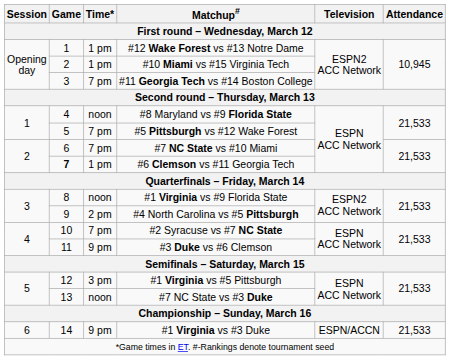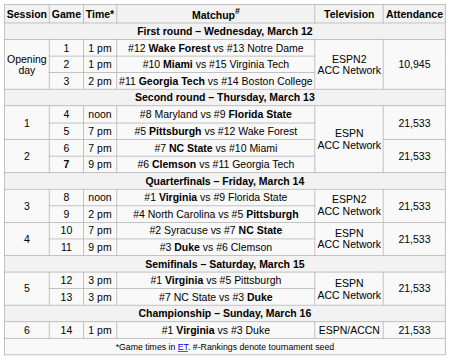(100, 81) 7 pm -> (100, 81) 2 pm
(100, 164) 1 pm -> (100, 164) 9 pm
(100, 297) noon -> (100, 297) 3 pm
(100, 330) 9 pm -> (100, 330) 1 pm
